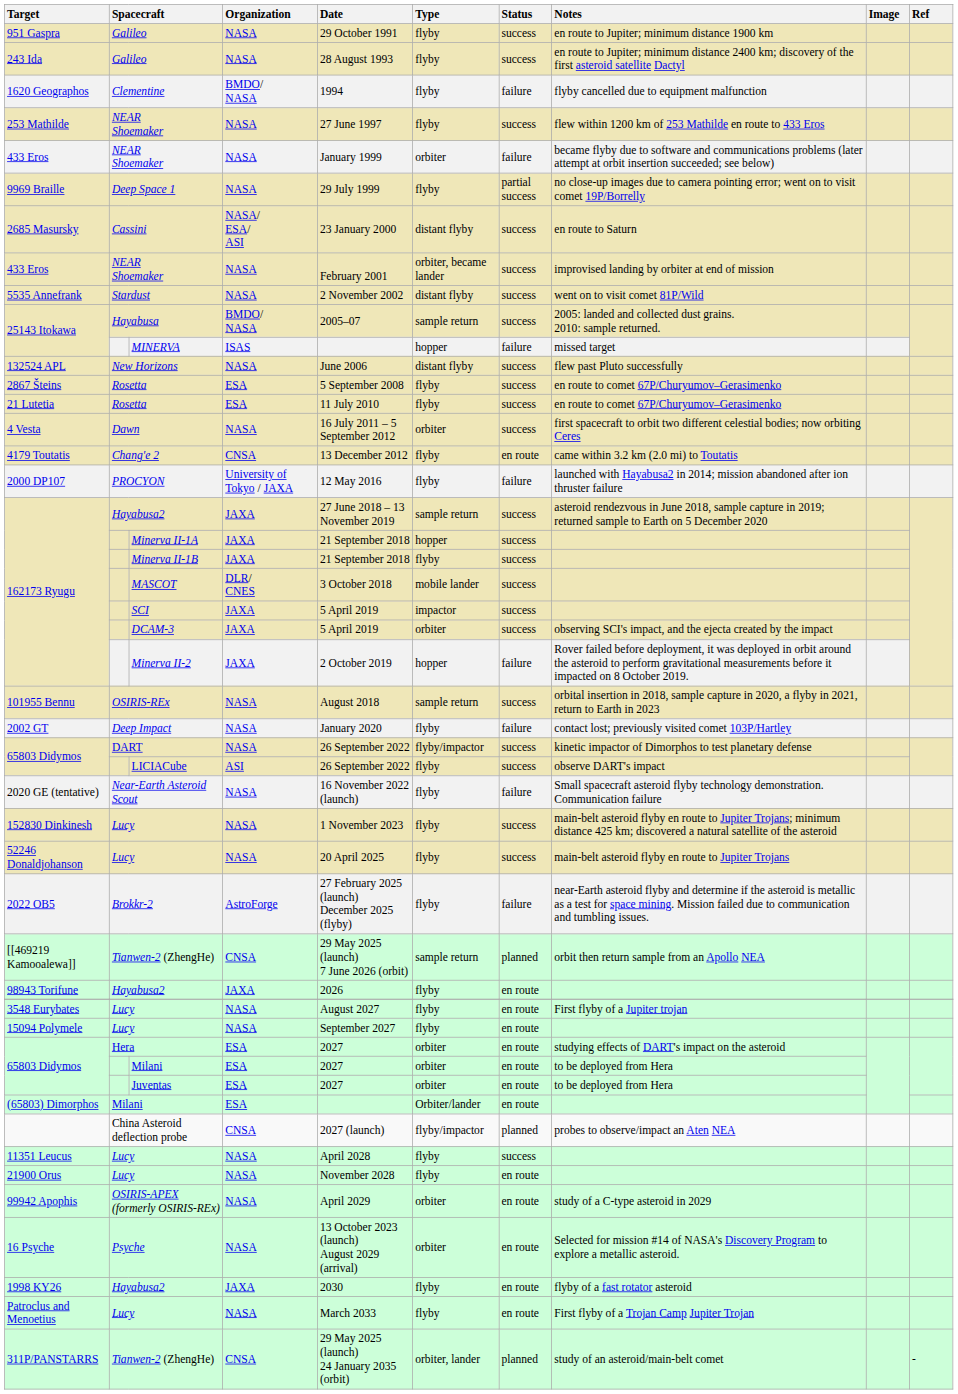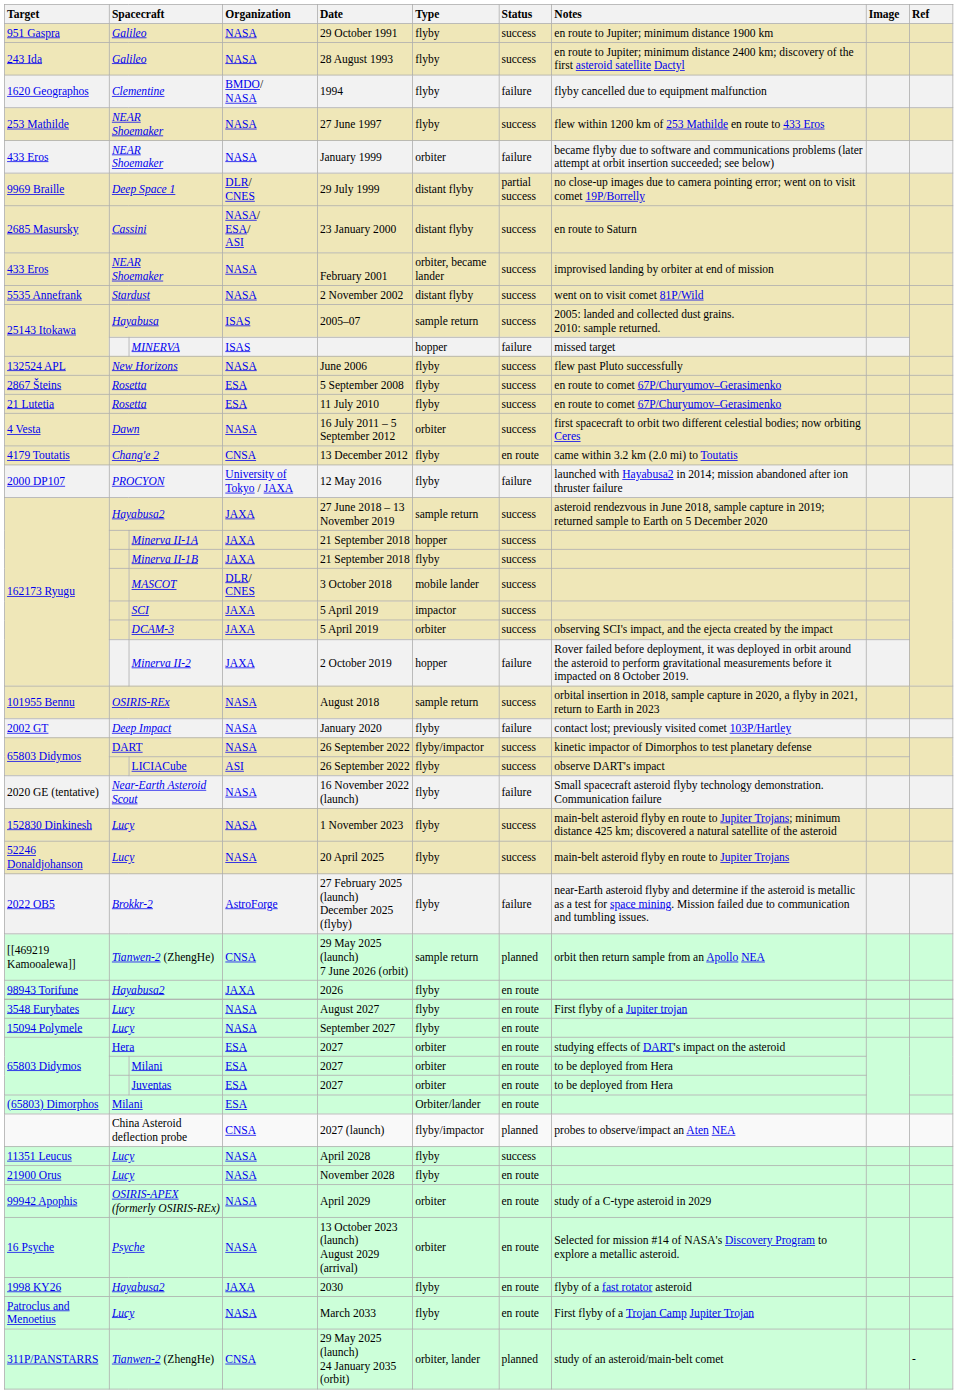(241, 190) NASA -> (240, 190) DLR/ CNES
(427, 190) flyby -> (444, 190) distant flyby
(244, 320) BMDO/ NASA -> (238, 320) ISAS
(444, 365) distant flyby -> (427, 365) flyby
